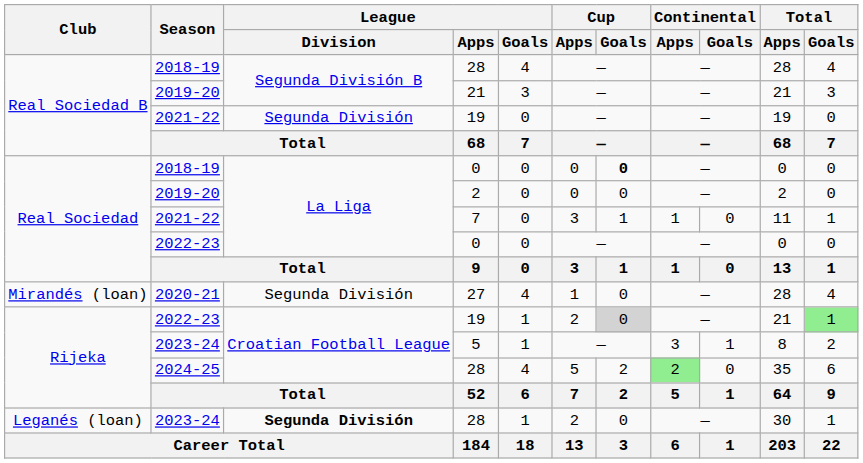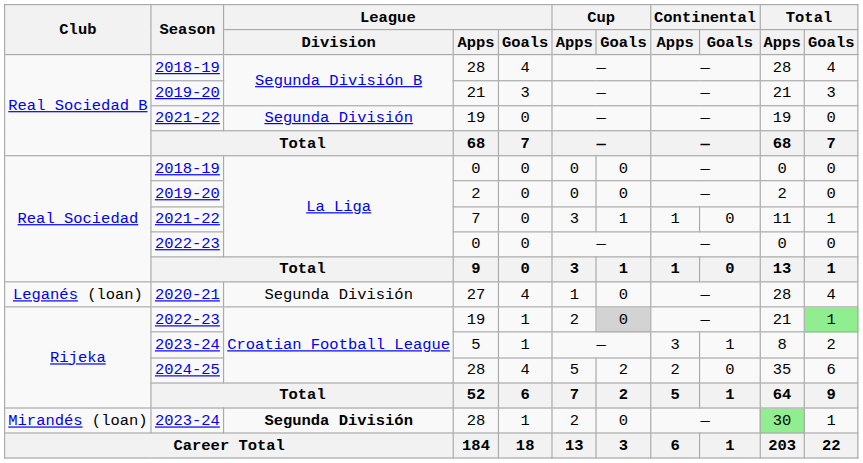(623, 168) bold -> (623, 168) normal
(78, 295) Mirandés (loan) -> (78, 295) Leganés (loan)
(675, 370) lightgreen background -> (675, 370) no background
(78, 421) Leganés (loan) -> (78, 421) Mirandés (loan)
(782, 421) no background -> (782, 421) lightgreen background
